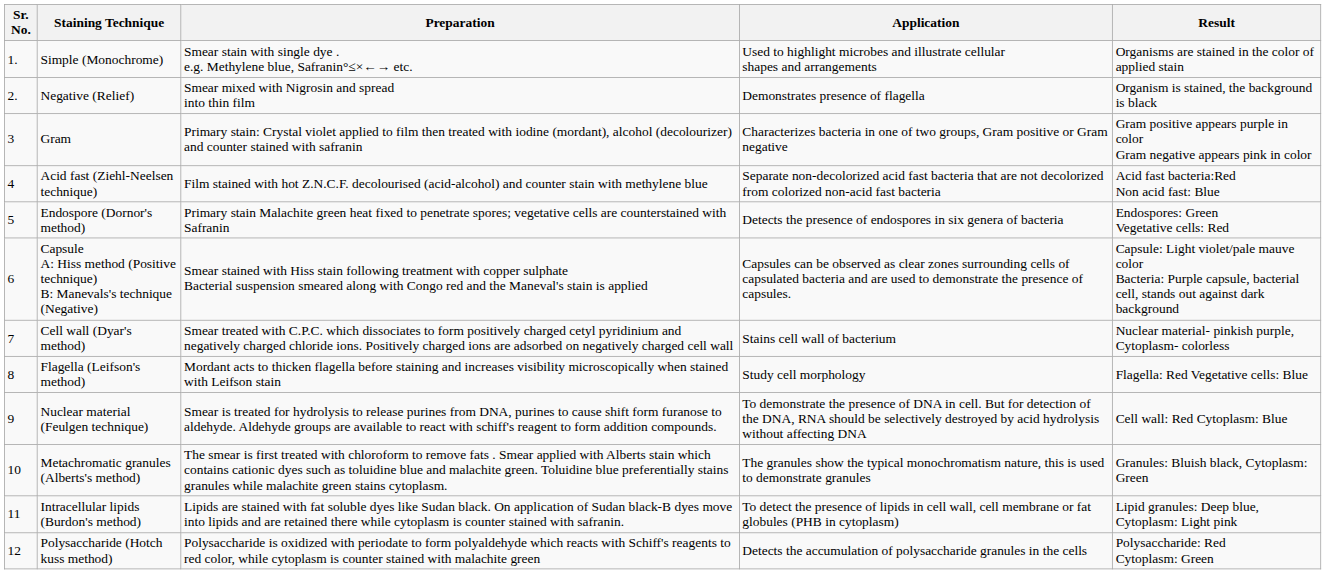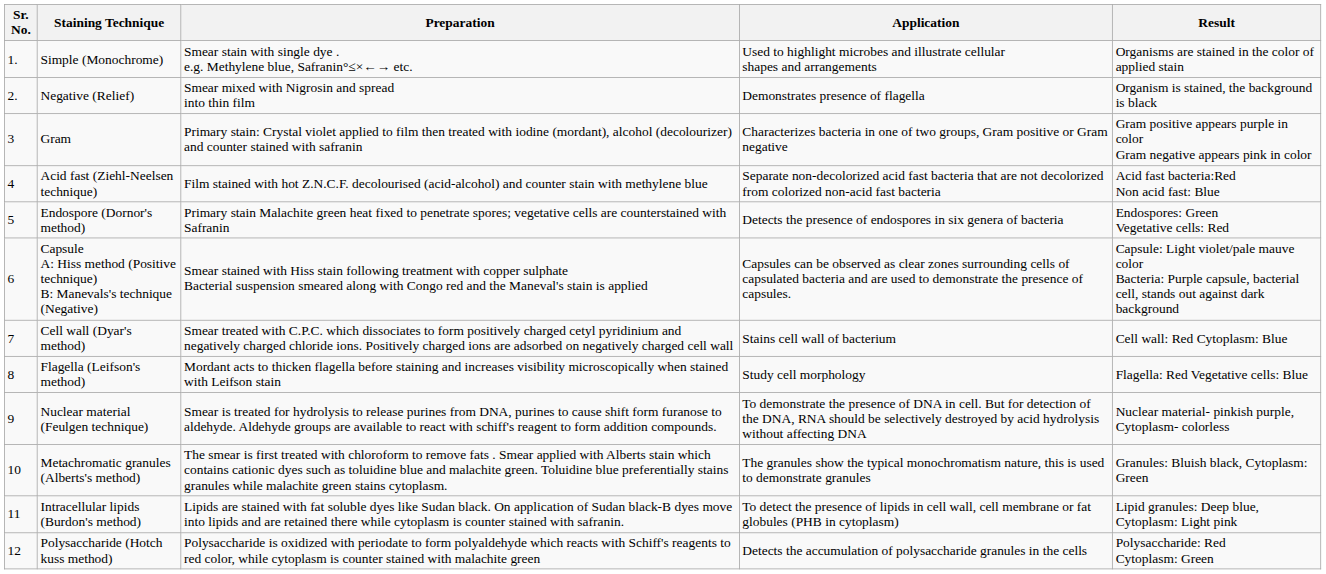(1205, 338) Nuclear material- pinkish purple, Cytoplasm- colorless -> (1201, 338) Cell wall: Red Cytoplasm: Blue
(1201, 418) Cell wall: Red Cytoplasm: Blue -> (1205, 418) Nuclear material- pinkish purple, Cytoplasm- colorless
